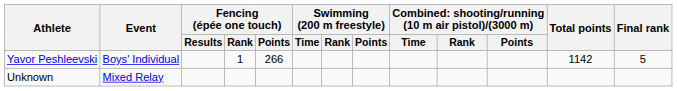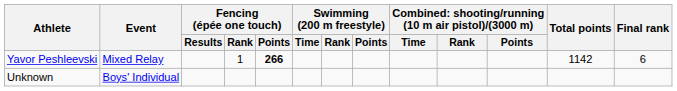(141, 60) Boys' Individual -> (133, 60) Mixed Relay
(274, 60) normal -> (274, 60) bold
(643, 60) 5 -> (643, 60) 6
(133, 77) Mixed Relay -> (141, 77) Boys' Individual
